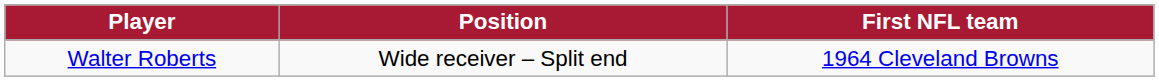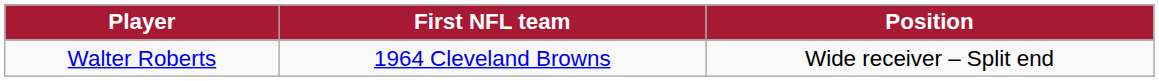columns swapped: (503, 22) <-> (940, 22)
